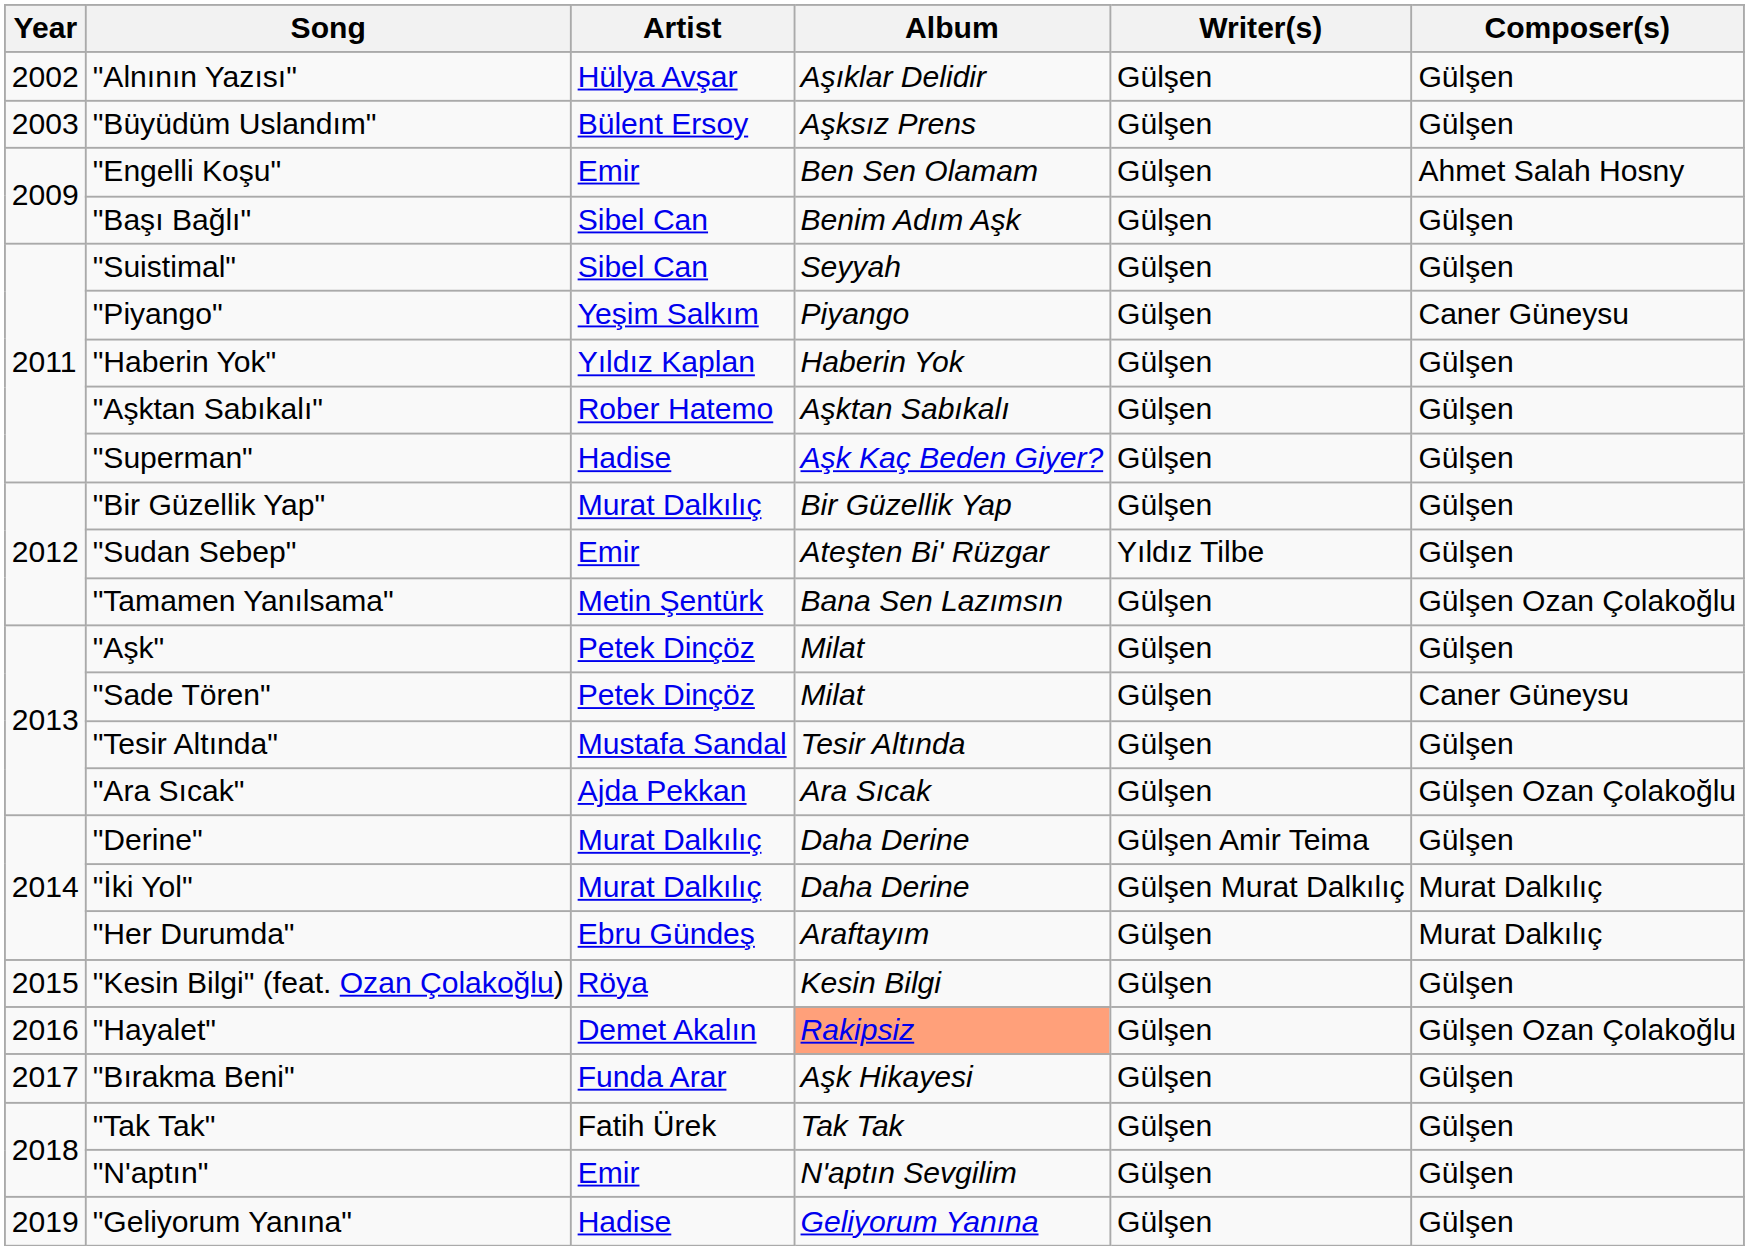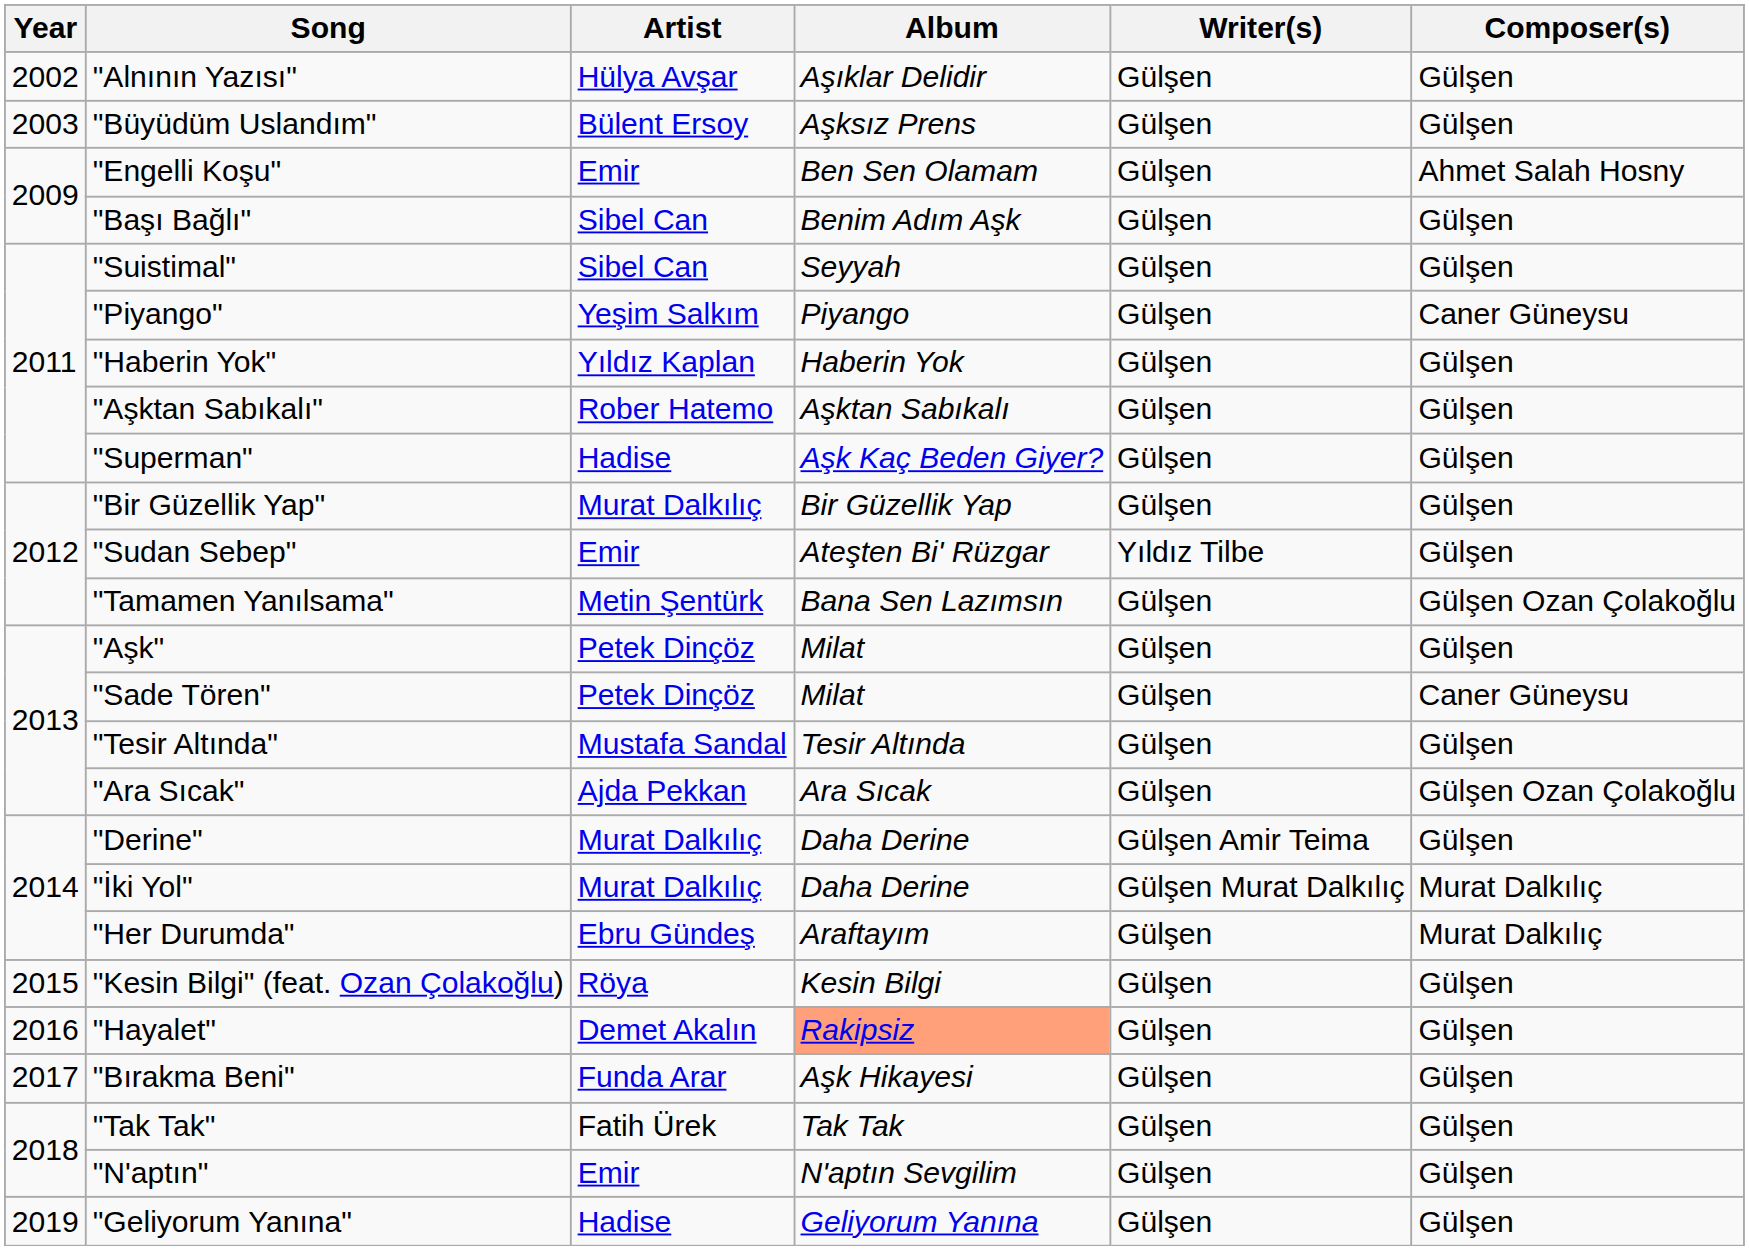(1577, 1030) Gülşen Ozan Çolakoğlu -> (1466, 1030) Gülşen
